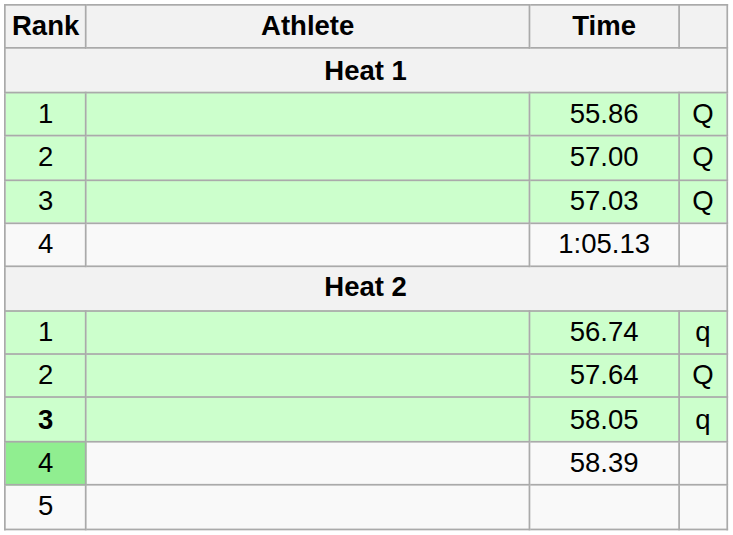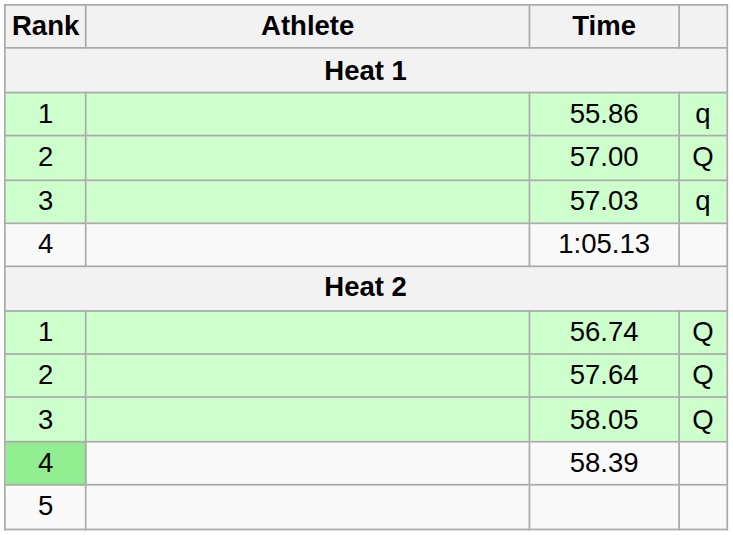(703, 113) Q -> (703, 113) q
(703, 200) Q -> (703, 200) q
(703, 331) q -> (703, 331) Q
(46, 419) bold -> (46, 419) normal
(703, 419) q -> (703, 419) Q
